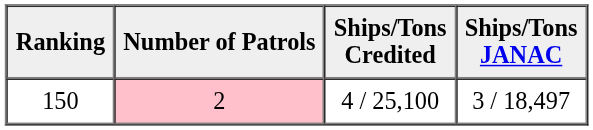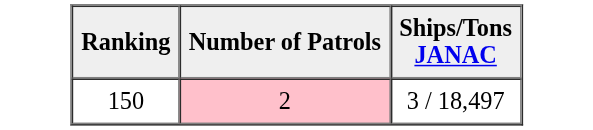- column: (390, 41)
